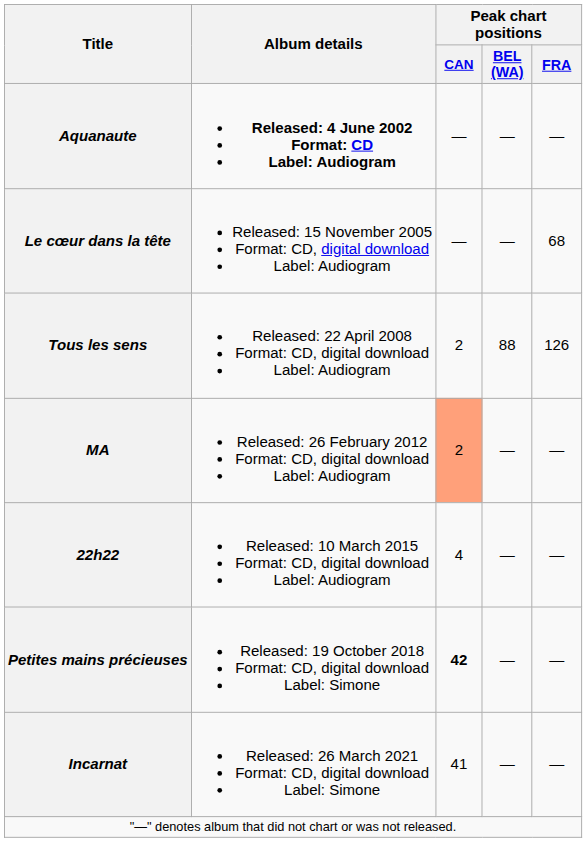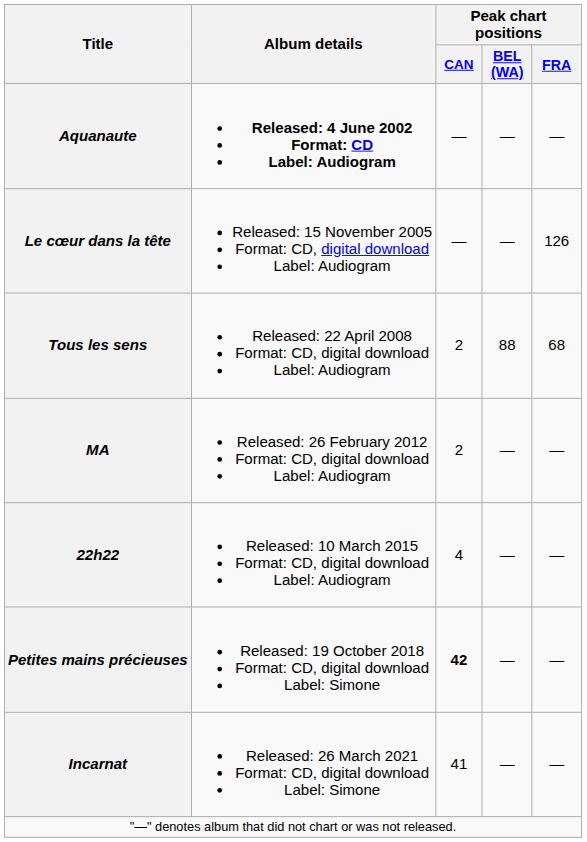(557, 240) 68 -> (557, 240) 126
(557, 345) 126 -> (557, 345) 68
(459, 450) lightsalmon background -> (459, 450) no background
